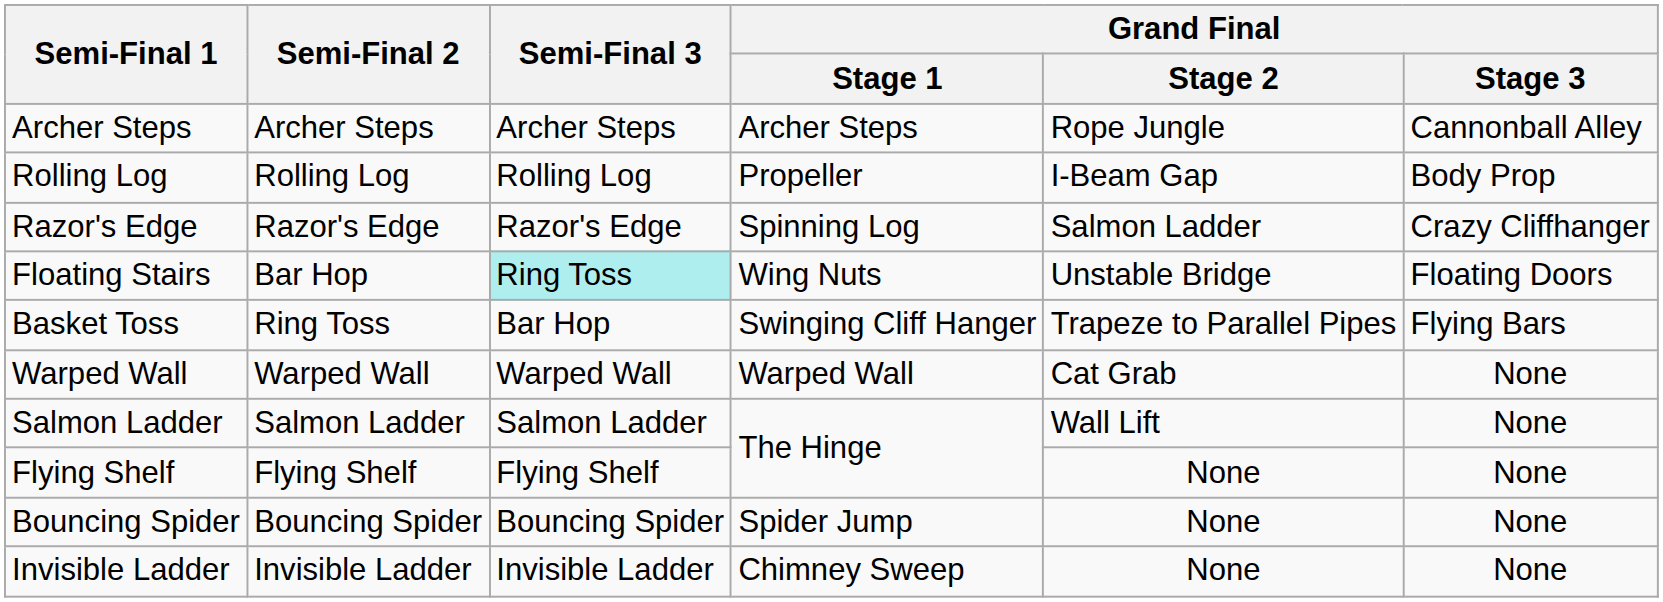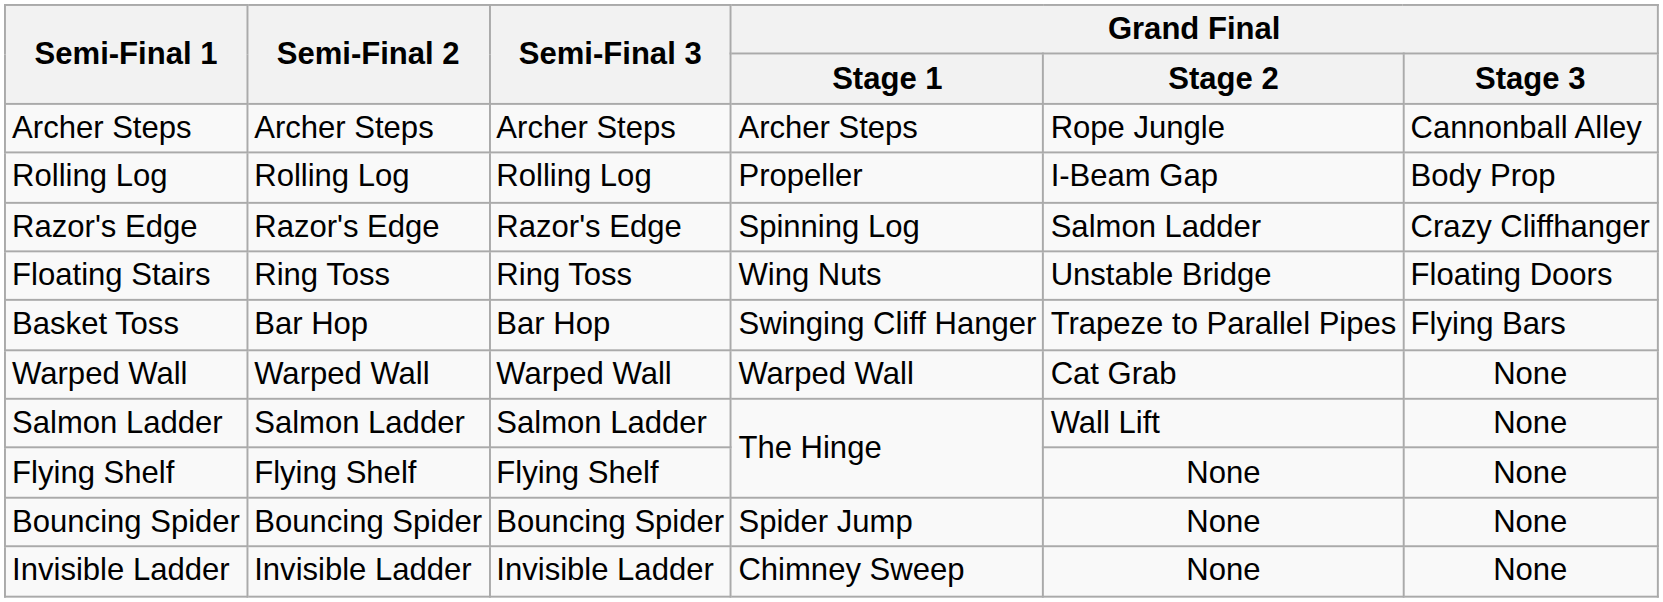(311, 275) Bar Hop -> (322, 275) Ring Toss
(564, 275) paleturquoise background -> (564, 275) no background
(322, 324) Ring Toss -> (311, 324) Bar Hop
